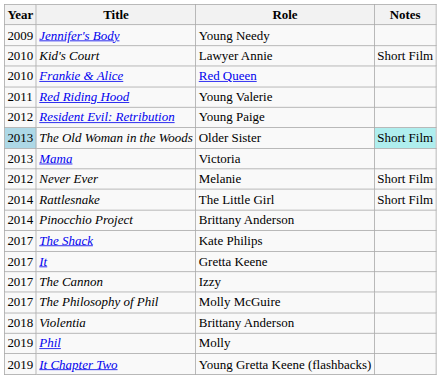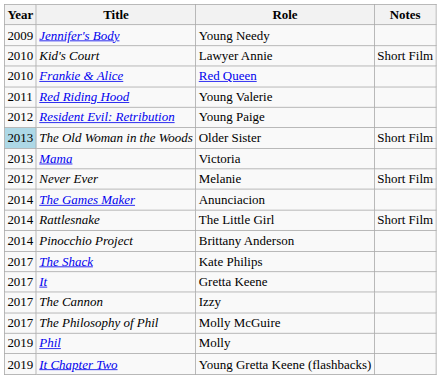(405, 138) paleturquoise background -> (405, 138) no background
+ row: (87, 199)
- row: (63, 323)
